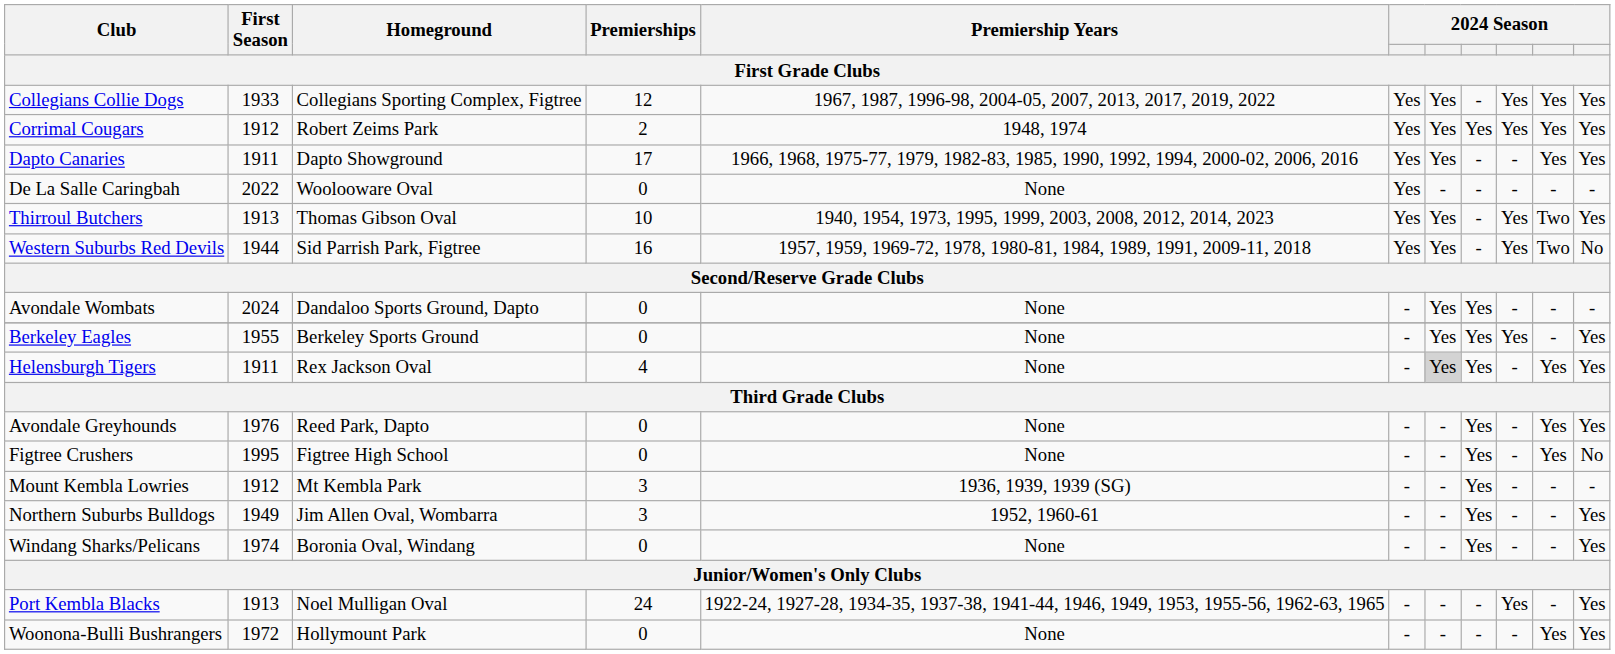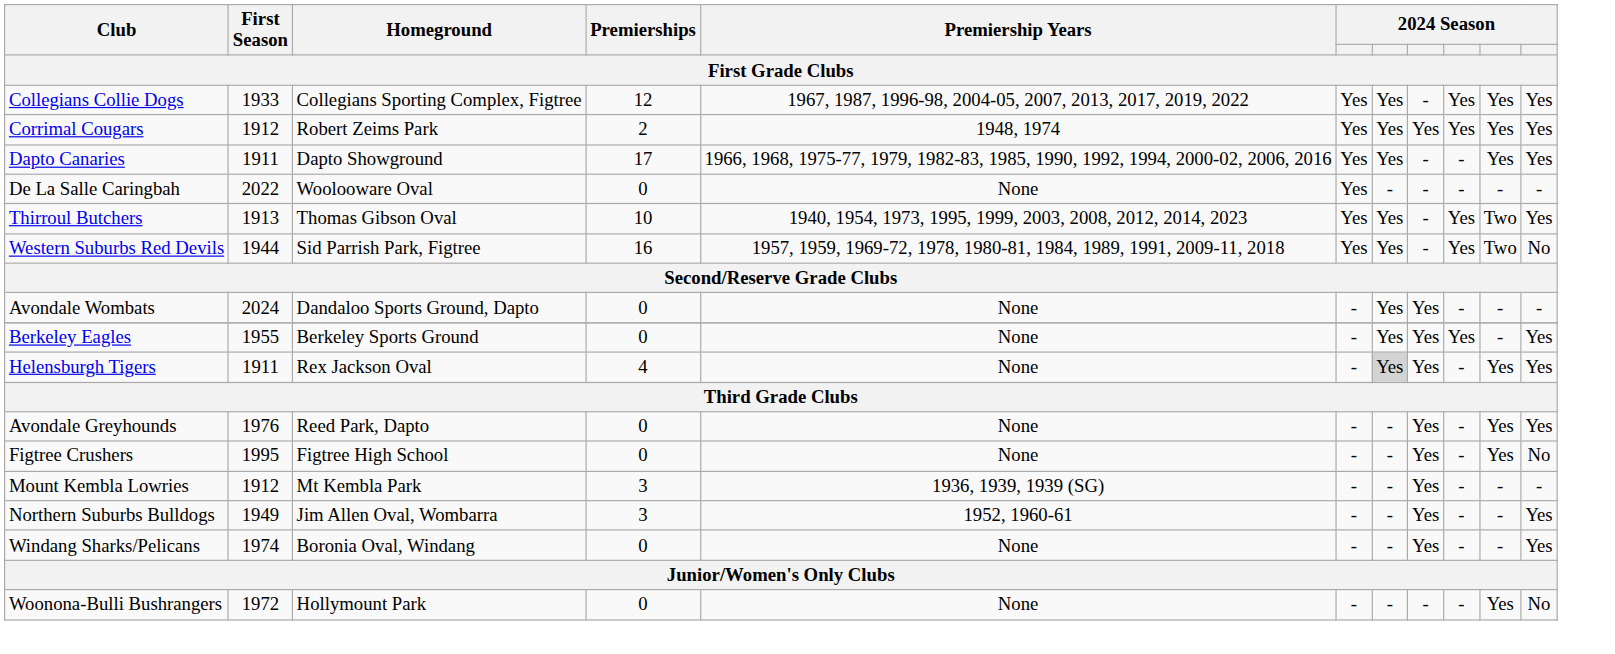- row: (84, 604)
(1592, 634) Yes -> (1539, 604) No
